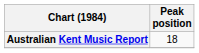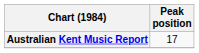(172, 39) 18 -> (172, 39) 17
